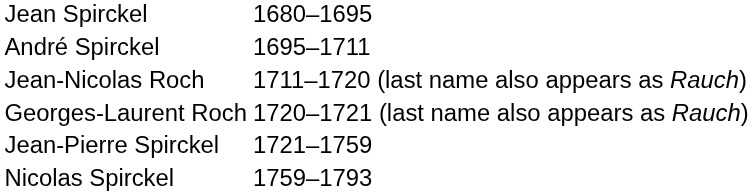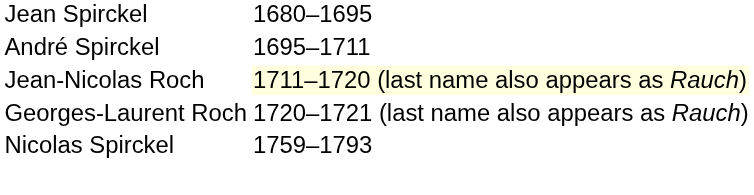(500, 80) no background -> (500, 80) lightyellow background
- row: (112, 145)
